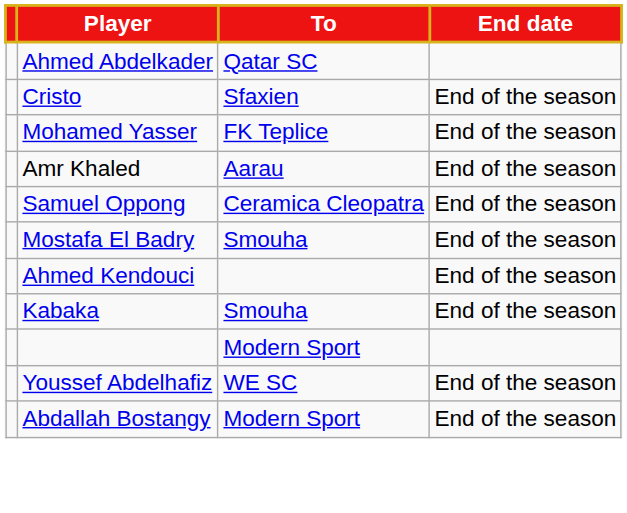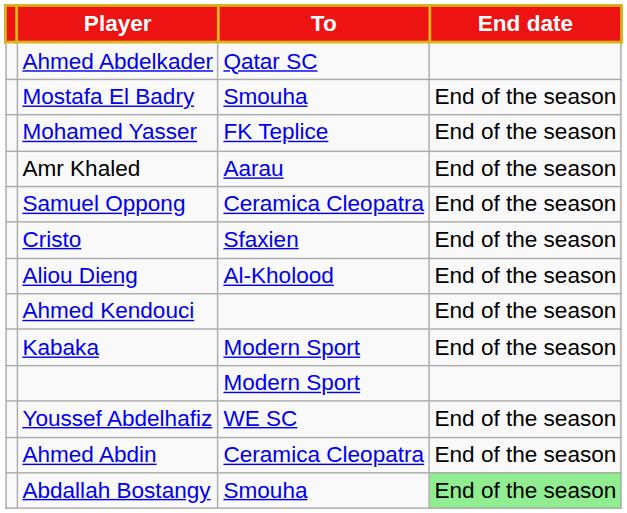rows swapped: (52, 96) <-> (108, 239)
+ row: (80, 275)
(265, 311) Smouha -> (292, 347) Modern Sport
+ row: (90, 454)
(292, 418) Modern Sport -> (265, 490) Smouha
(525, 418) no background -> (525, 490) lightgreen background
